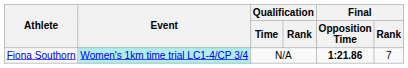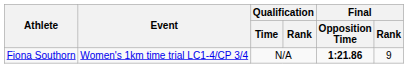(164, 56) paleturquoise background -> (164, 56) no background
(389, 56) 7 -> (389, 56) 9
